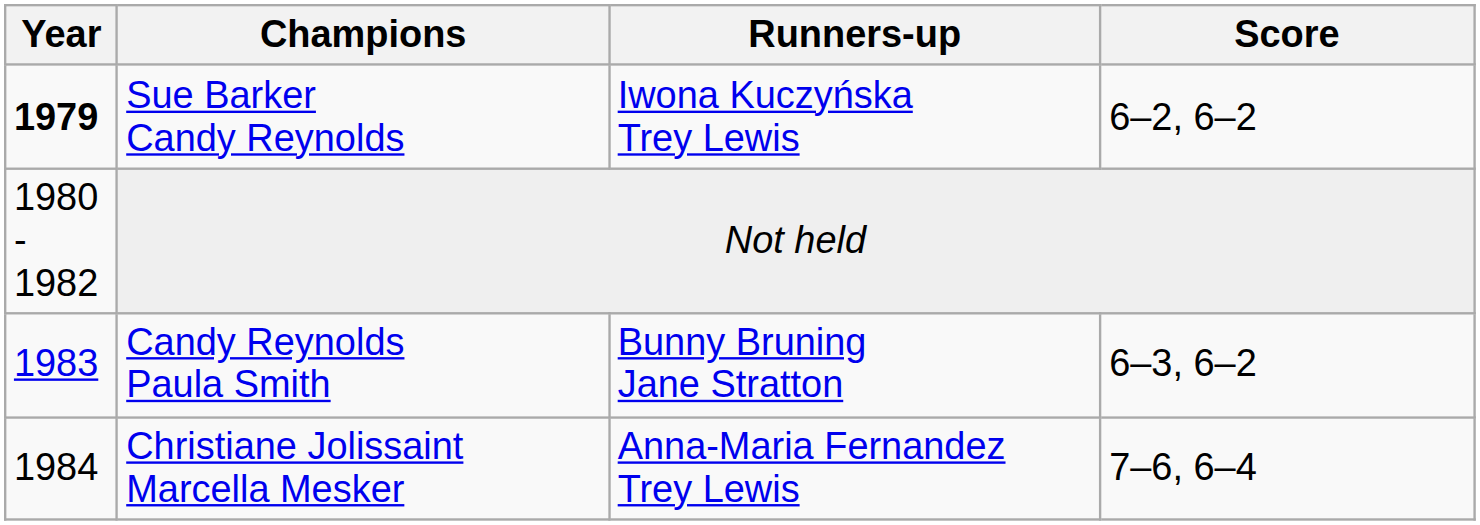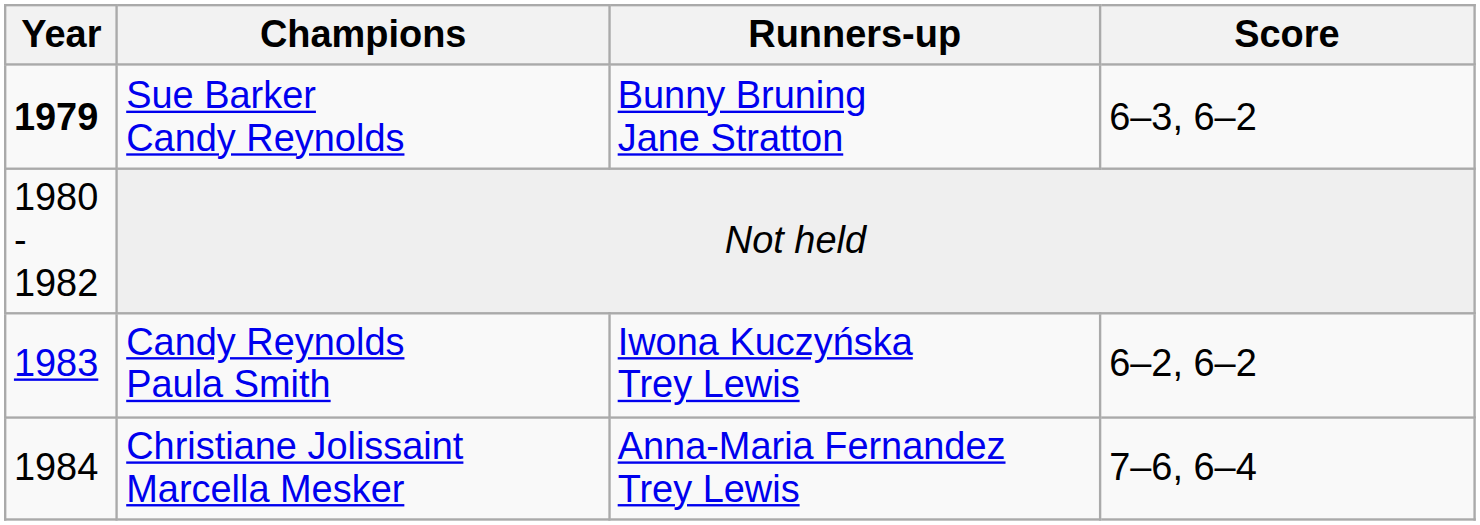(765, 116) Iwona Kuczyńska Trey Lewis -> (742, 116) Bunny Bruning Jane Stratton
(1183, 116) 6–2, 6–2 -> (1183, 116) 6–3, 6–2
(742, 364) Bunny Bruning Jane Stratton -> (765, 364) Iwona Kuczyńska Trey Lewis
(1183, 364) 6–3, 6–2 -> (1183, 364) 6–2, 6–2
